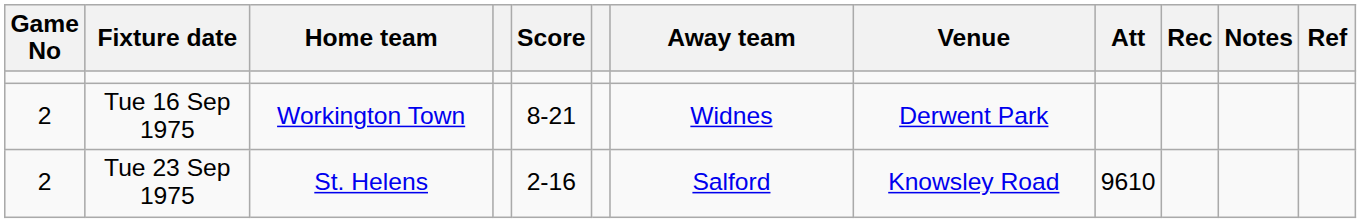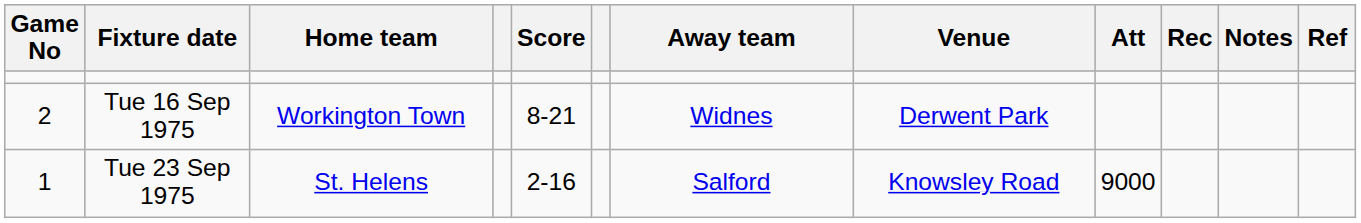(45, 182) 2 -> (45, 182) 1
(1128, 182) 9610 -> (1128, 182) 9000
